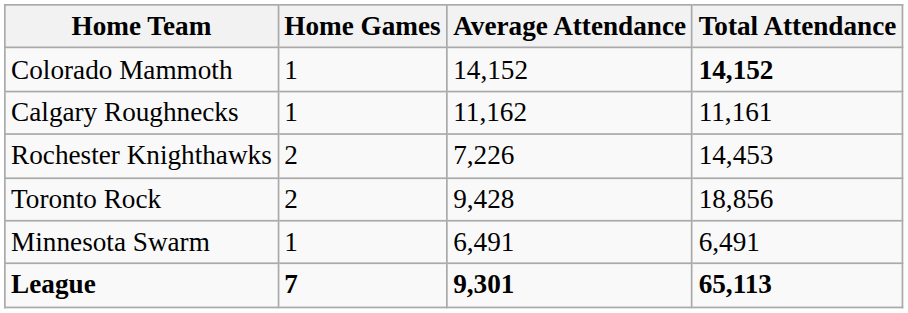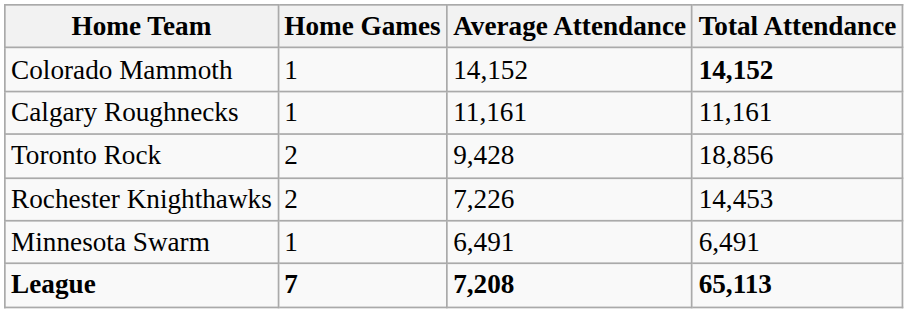(490, 112) 11,162 -> (490, 112) 11,161
rows swapped: (86, 198) <-> (141, 155)
(484, 284) 9,301 -> (484, 284) 7,208
